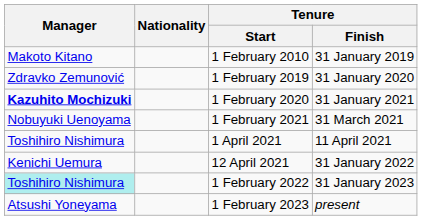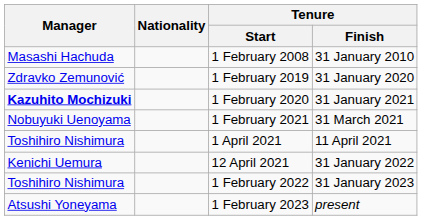+ row: (260, 57)
- row: (260, 57)
(66, 183) paleturquoise background -> (66, 183) no background
